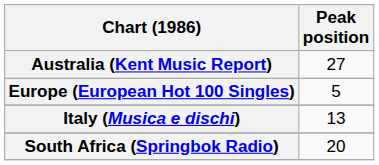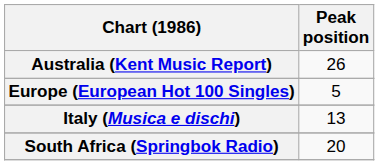(336, 64) 27 -> (336, 64) 26
